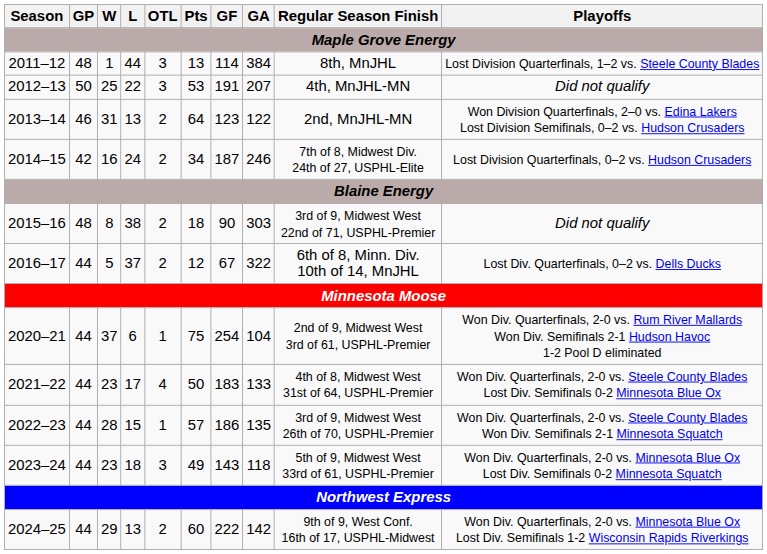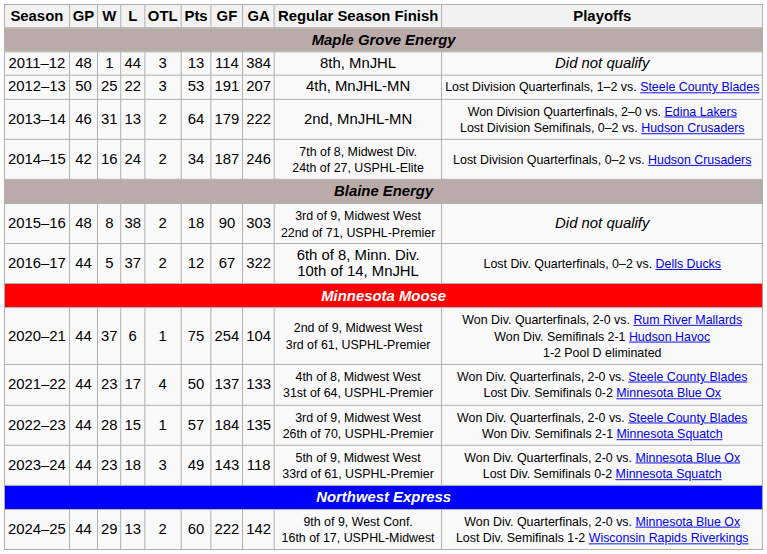(602, 64) Lost Division Quarterfinals, 1–2 vs. Steele County Blades -> (602, 63) Did not qualify
(602, 87) Did not qualify -> (602, 88) Lost Division Quarterfinals, 1–2 vs. Steele County Blades
(227, 119) 123 -> (227, 119) 179
(259, 119) 122 -> (259, 119) 222
(227, 384) 183 -> (227, 384) 137
(227, 425) 186 -> (227, 425) 184
